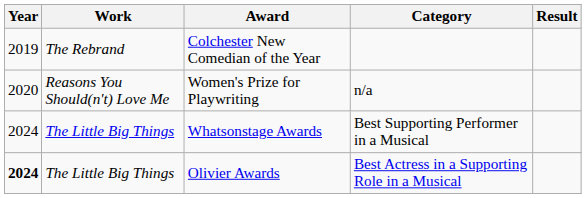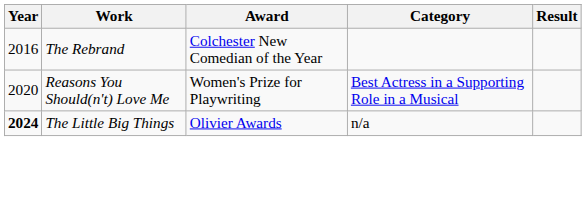(23, 49) 2019 -> (23, 49) 2016
(363, 90) n/a -> (437, 90) Best Actress in a Supporting Role in a Musical
- row: (255, 131)
(440, 172) Best Actress in a Supporting Role in a Musical -> (360, 123) n/a
